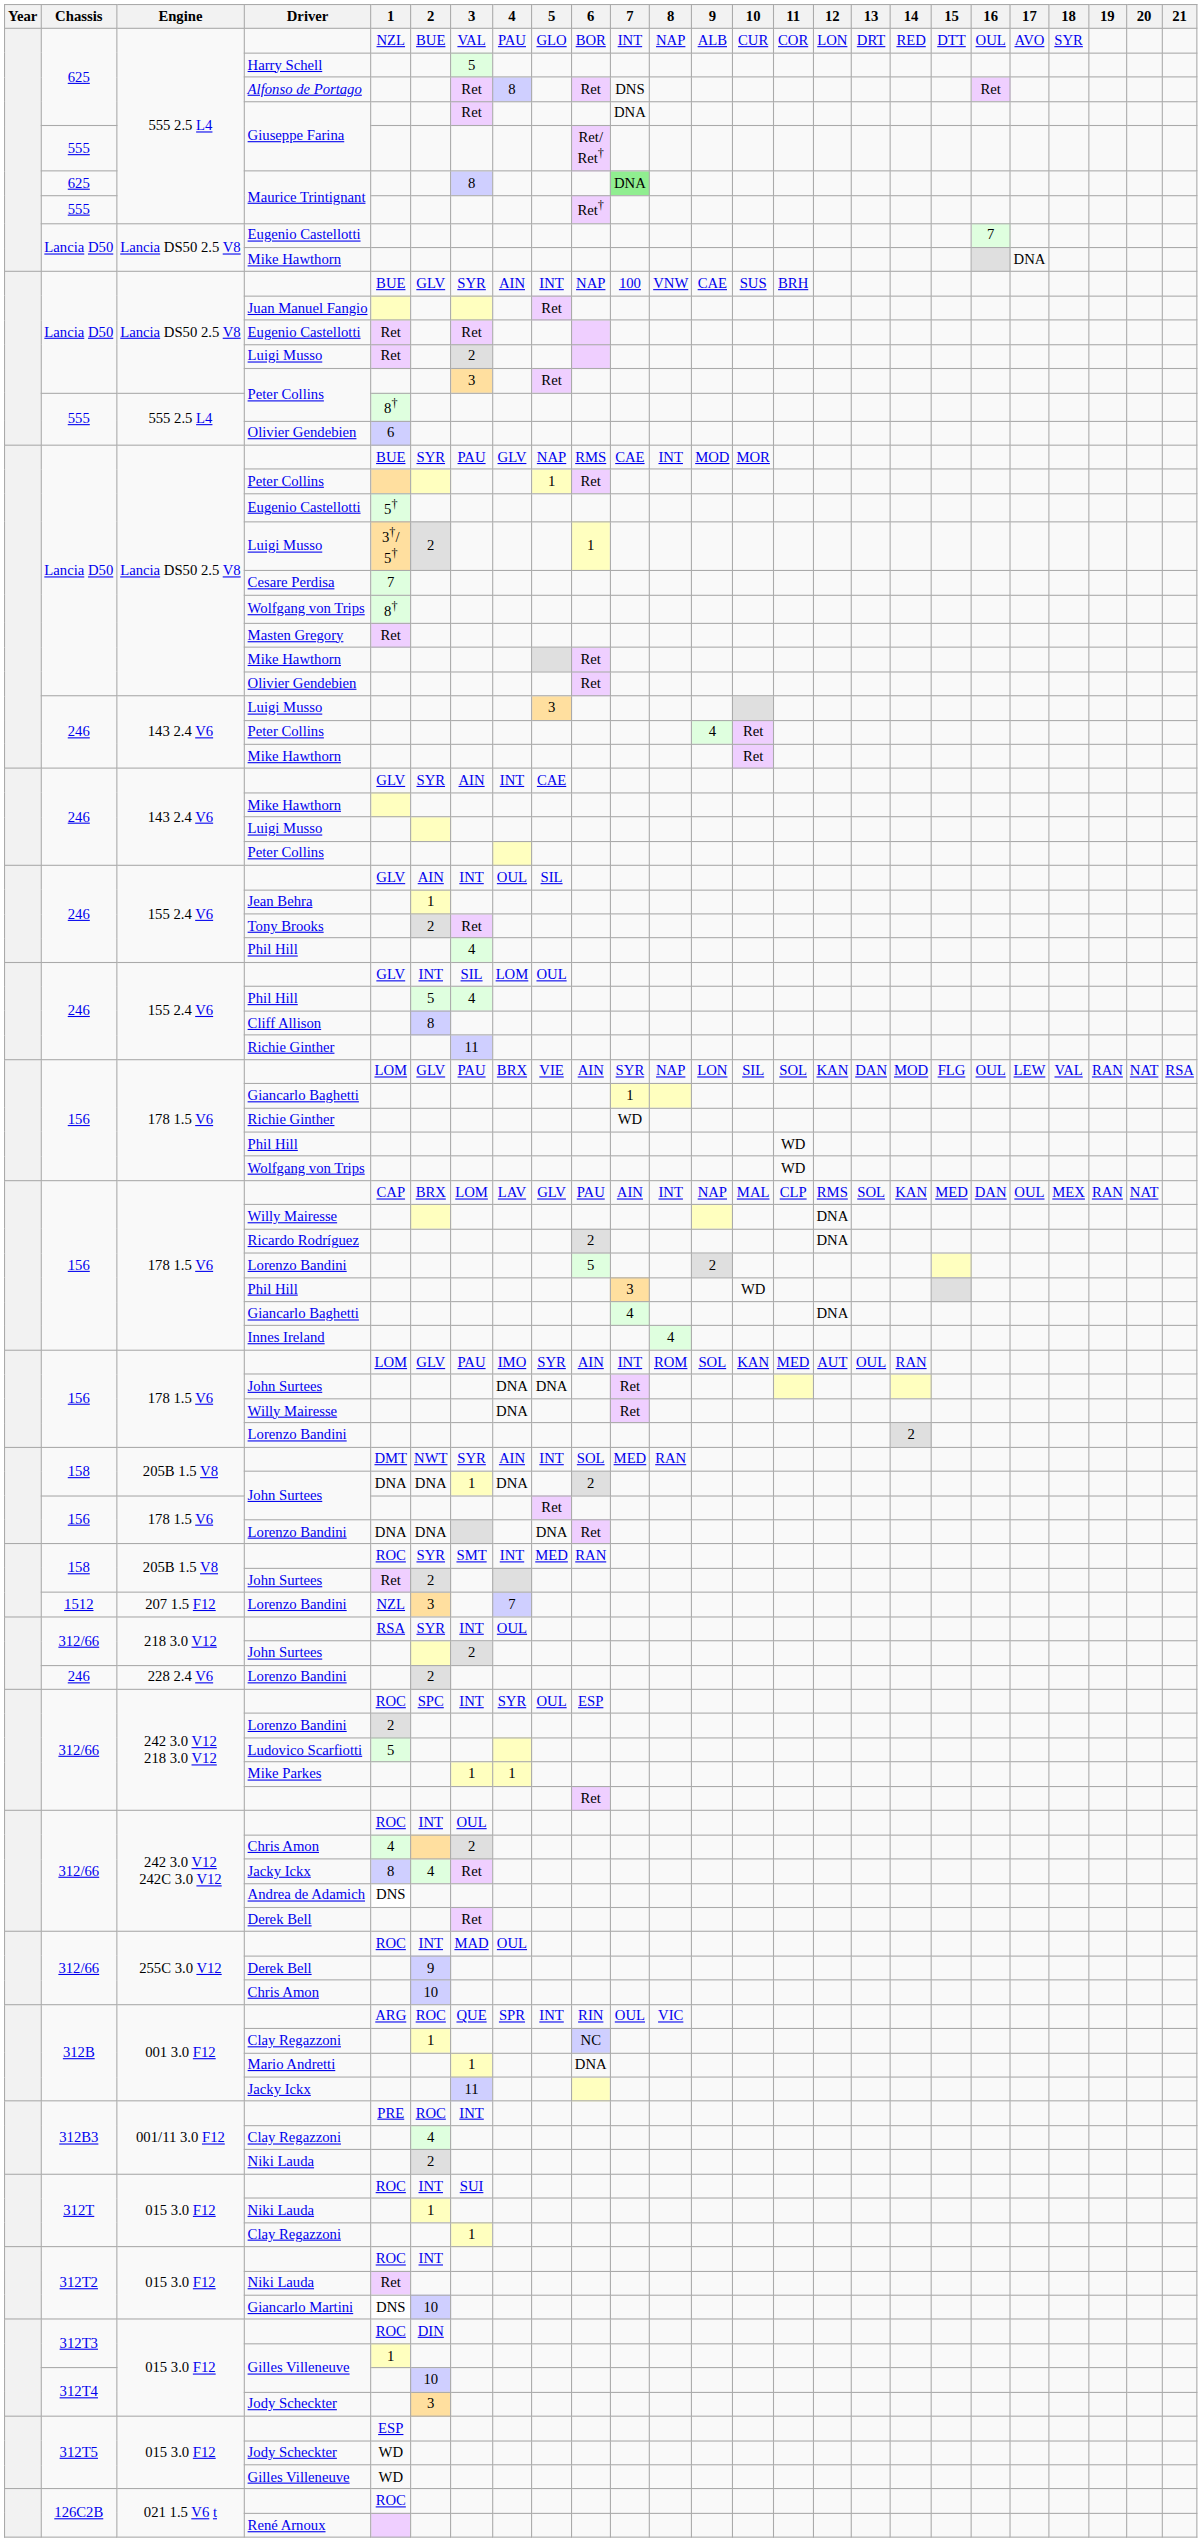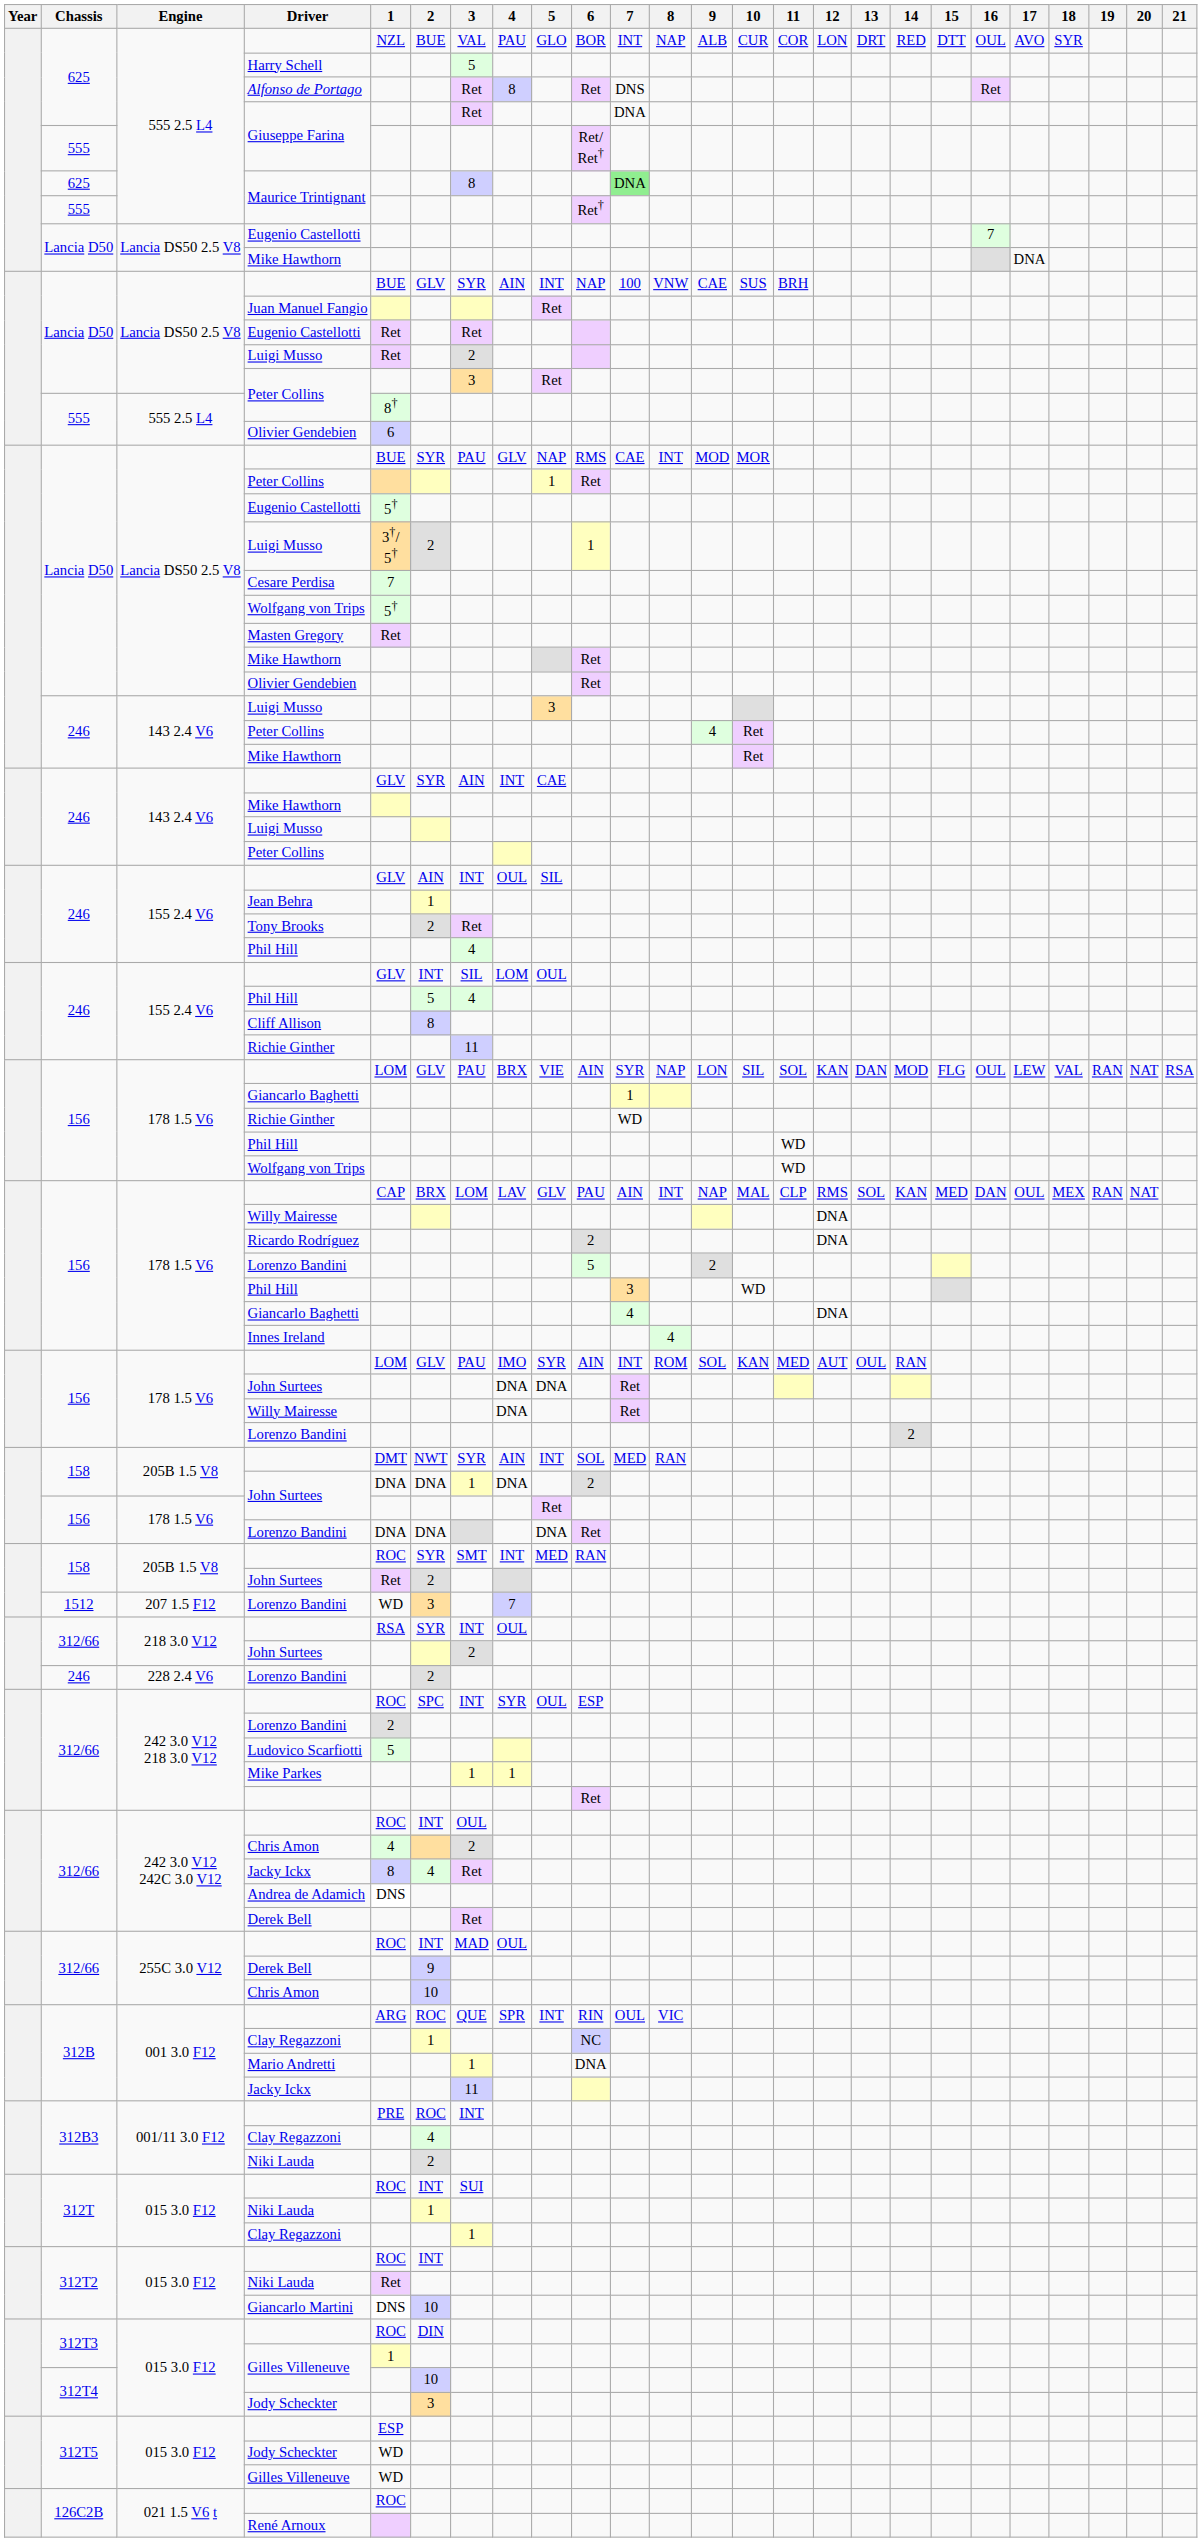(391, 608) 8† -> (391, 608) 5†
(391, 1604) NZL -> (391, 1604) WD
